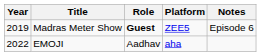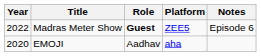(18, 28) 2019 -> (18, 28) 2022
(18, 43) 2022 -> (18, 43) 2020
